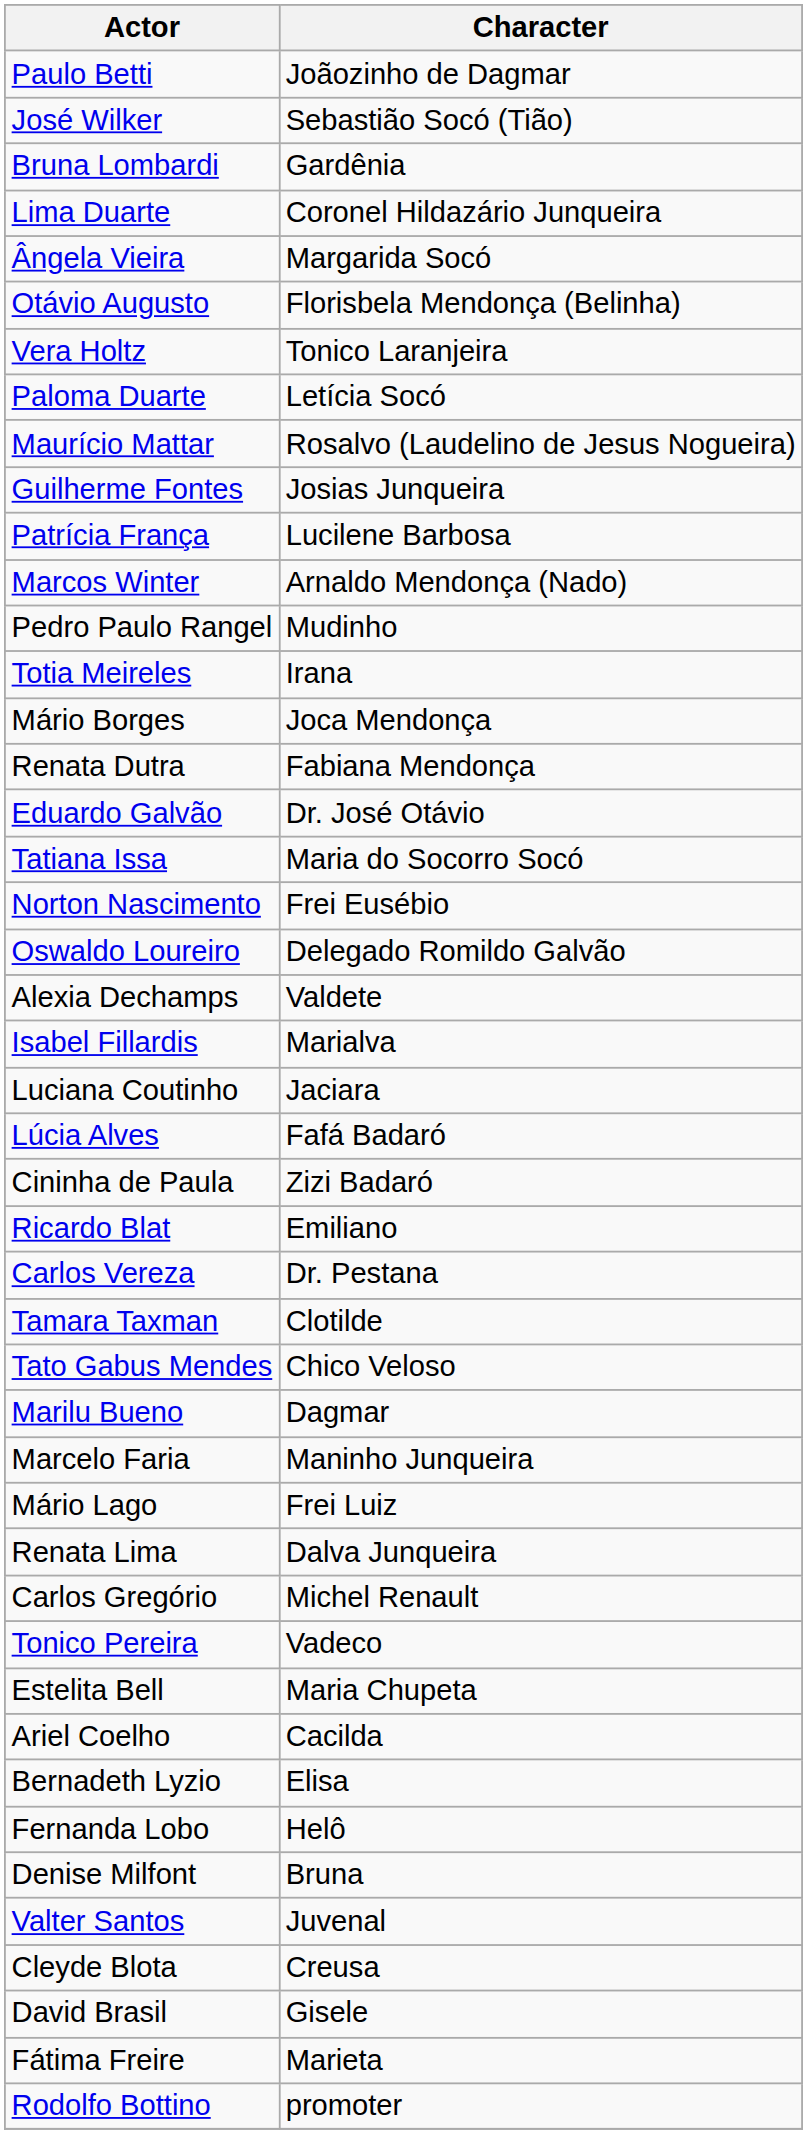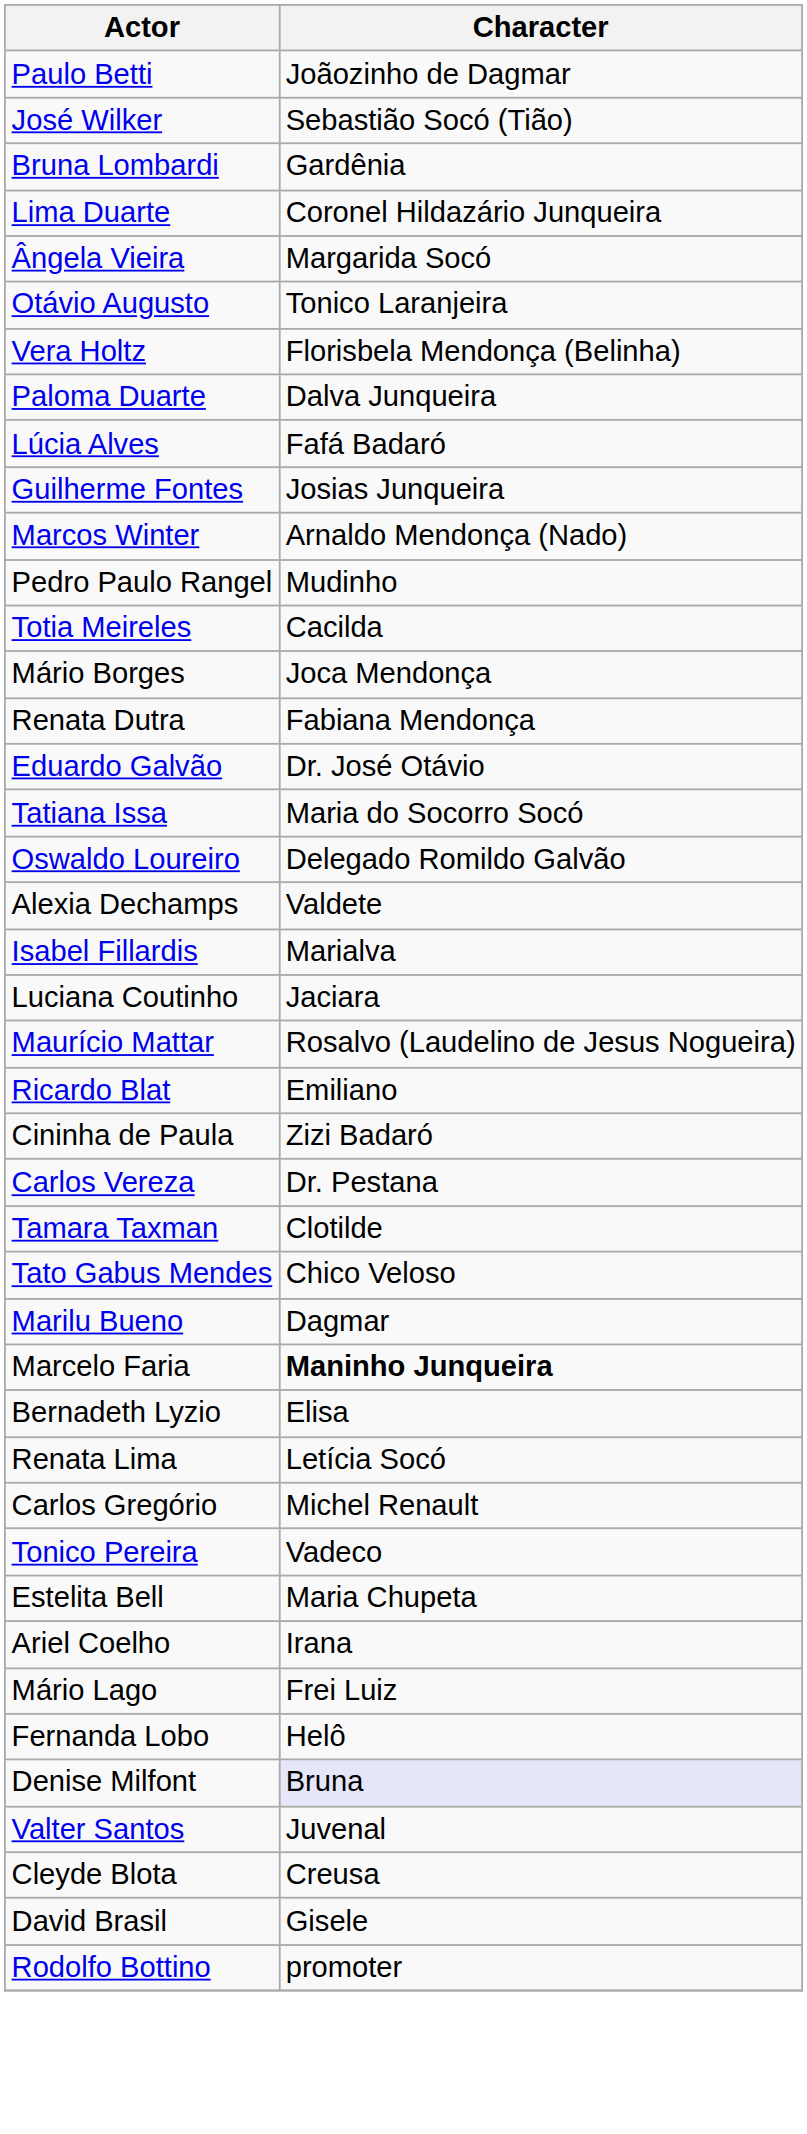(483, 304) Florisbela Mendonça (Belinha) -> (397, 304) Tonico Laranjeira
(397, 350) Tonico Laranjeira -> (483, 350) Florisbela Mendonça (Belinha)
(366, 397) Letícia Socó -> (391, 397) Dalva Junqueira
rows swapped: (113, 443) <-> (85, 1135)
- row: (110, 535)
(319, 674) Irana -> (334, 627) Cacilda
- row: (136, 905)
rows swapped: (123, 1182) <-> (91, 1228)
(410, 1459) normal -> (419, 1366) bold
rows swapped: (116, 1782) <-> (84, 1505)
(391, 1551) Dalva Junqueira -> (366, 1459) Letícia Socó
(334, 1736) Cacilda -> (319, 1643) Irana
(325, 1874) no background -> (325, 1782) lavender background
- row: (98, 2059)
